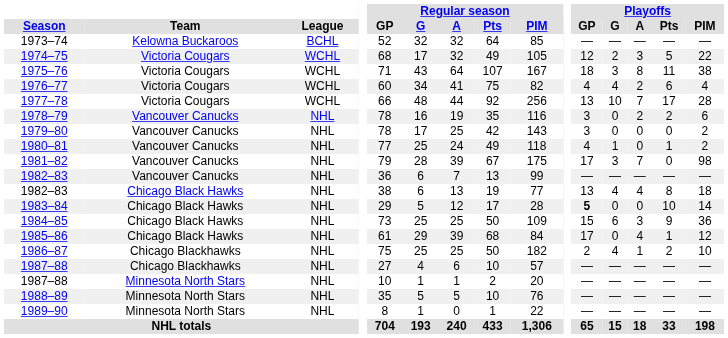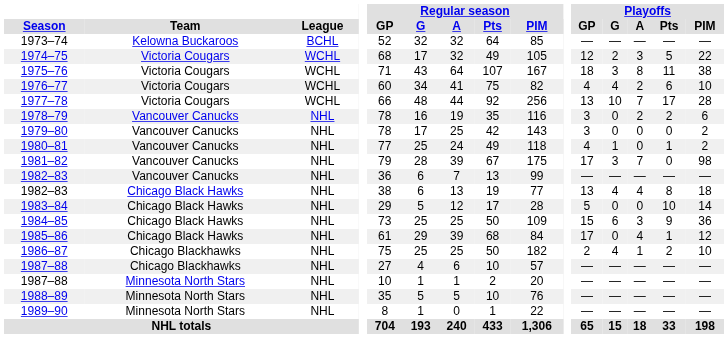(705, 86) 4 -> (705, 86) 10
(587, 206) bold -> (587, 206) normal
